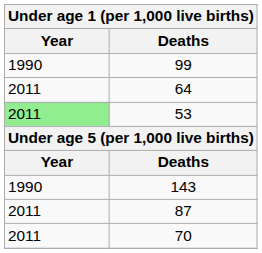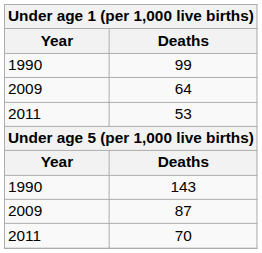(25, 89) 2011 -> (25, 89) 2009
(25, 114) lightgreen background -> (25, 114) no background
(25, 211) 2011 -> (25, 211) 2009
